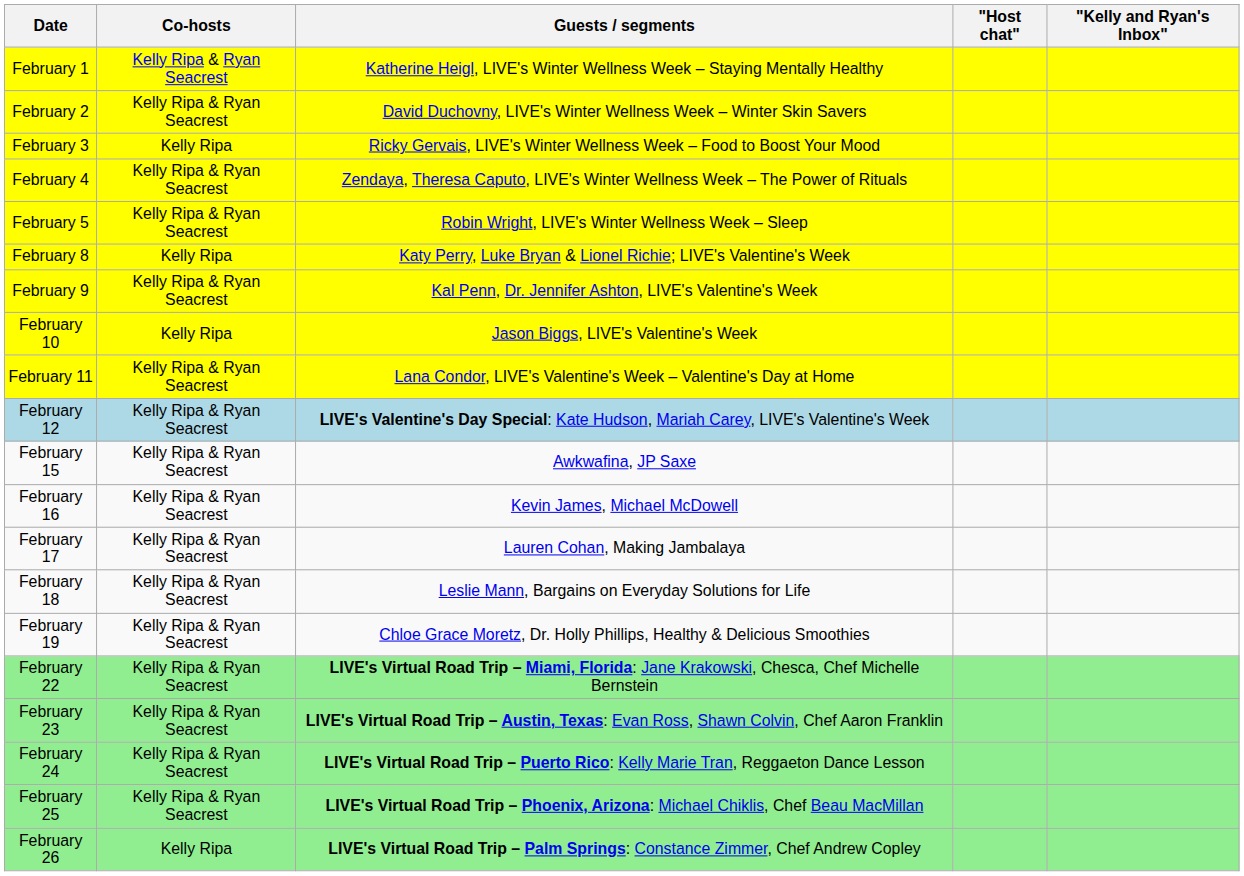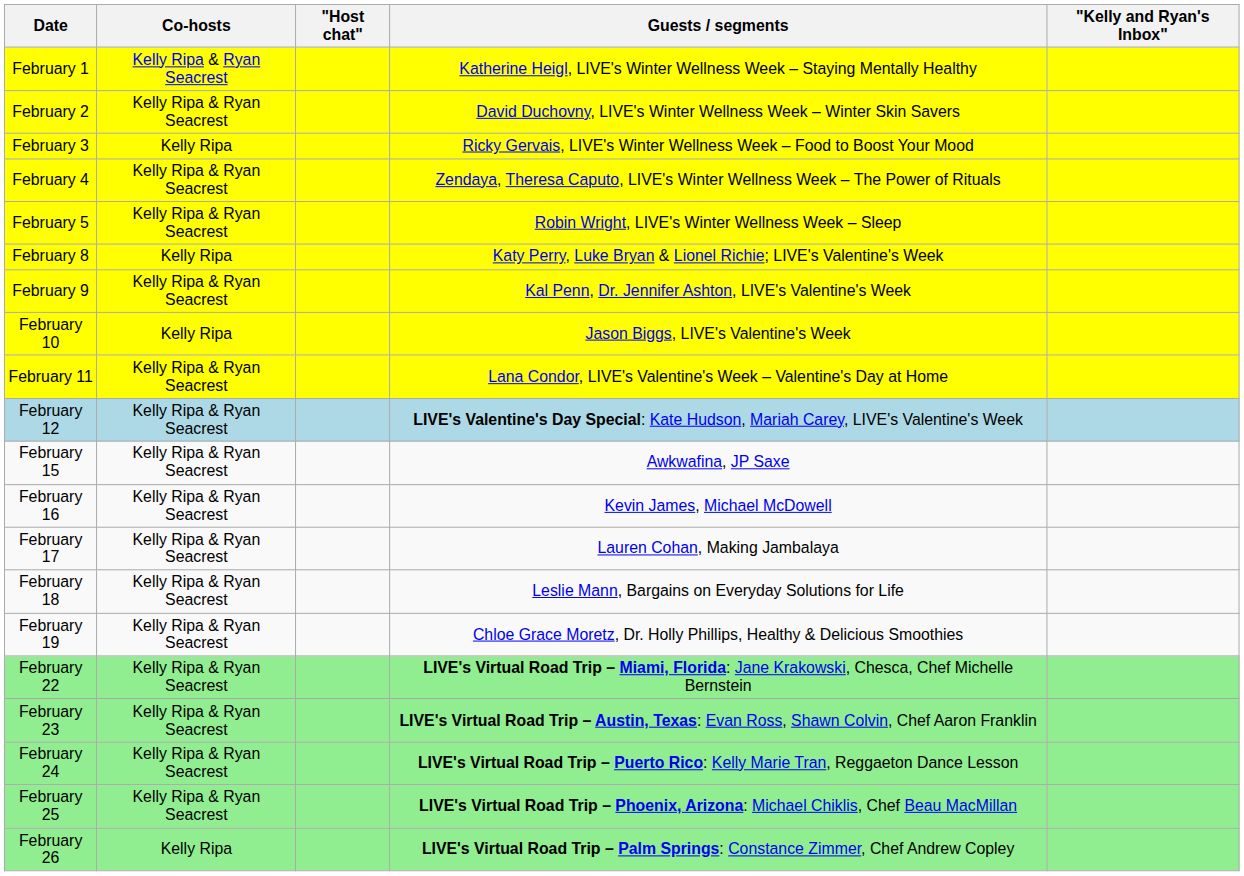columns swapped: (1000, 25) <-> (624, 25)
